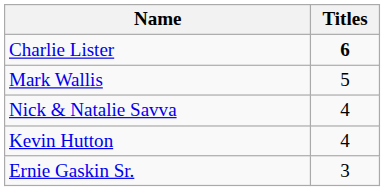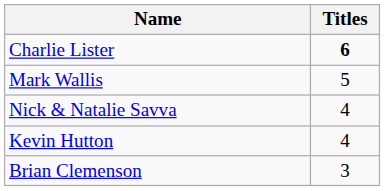- row: (72, 170)
+ row: (75, 170)
